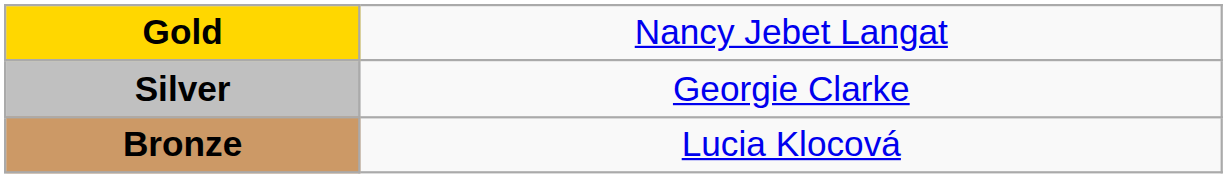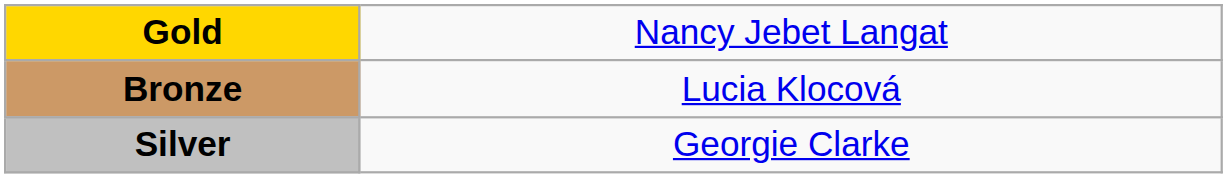rows swapped: (183, 88) <-> (183, 144)
